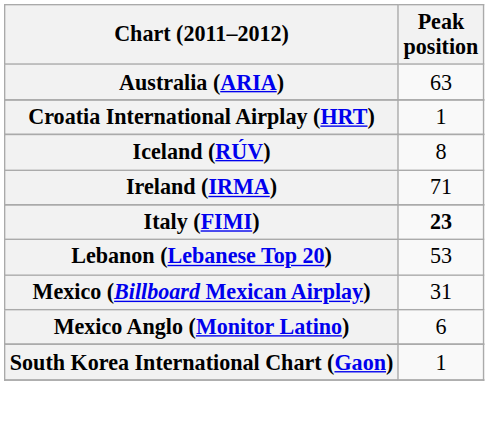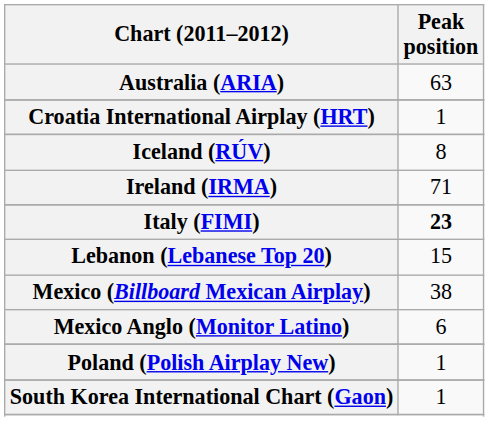(441, 256) 53 -> (441, 256) 15
(441, 291) 31 -> (441, 291) 38
+ row: (202, 362)
